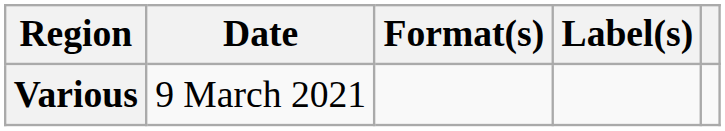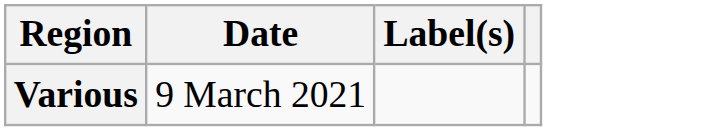- column: (464, 34)
